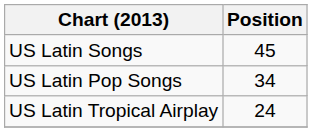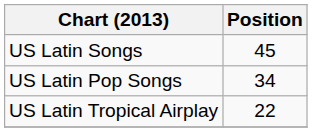(265, 111) 24 -> (265, 111) 22
